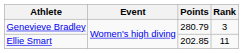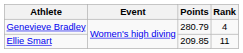(225, 27) 3 -> (225, 27) 4
(194, 42) 202.85 -> (194, 42) 209.85
